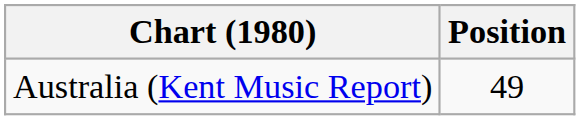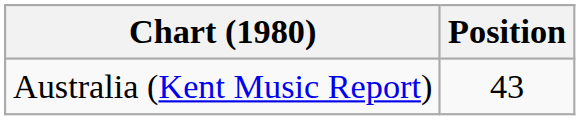(507, 85) 49 -> (507, 85) 43
